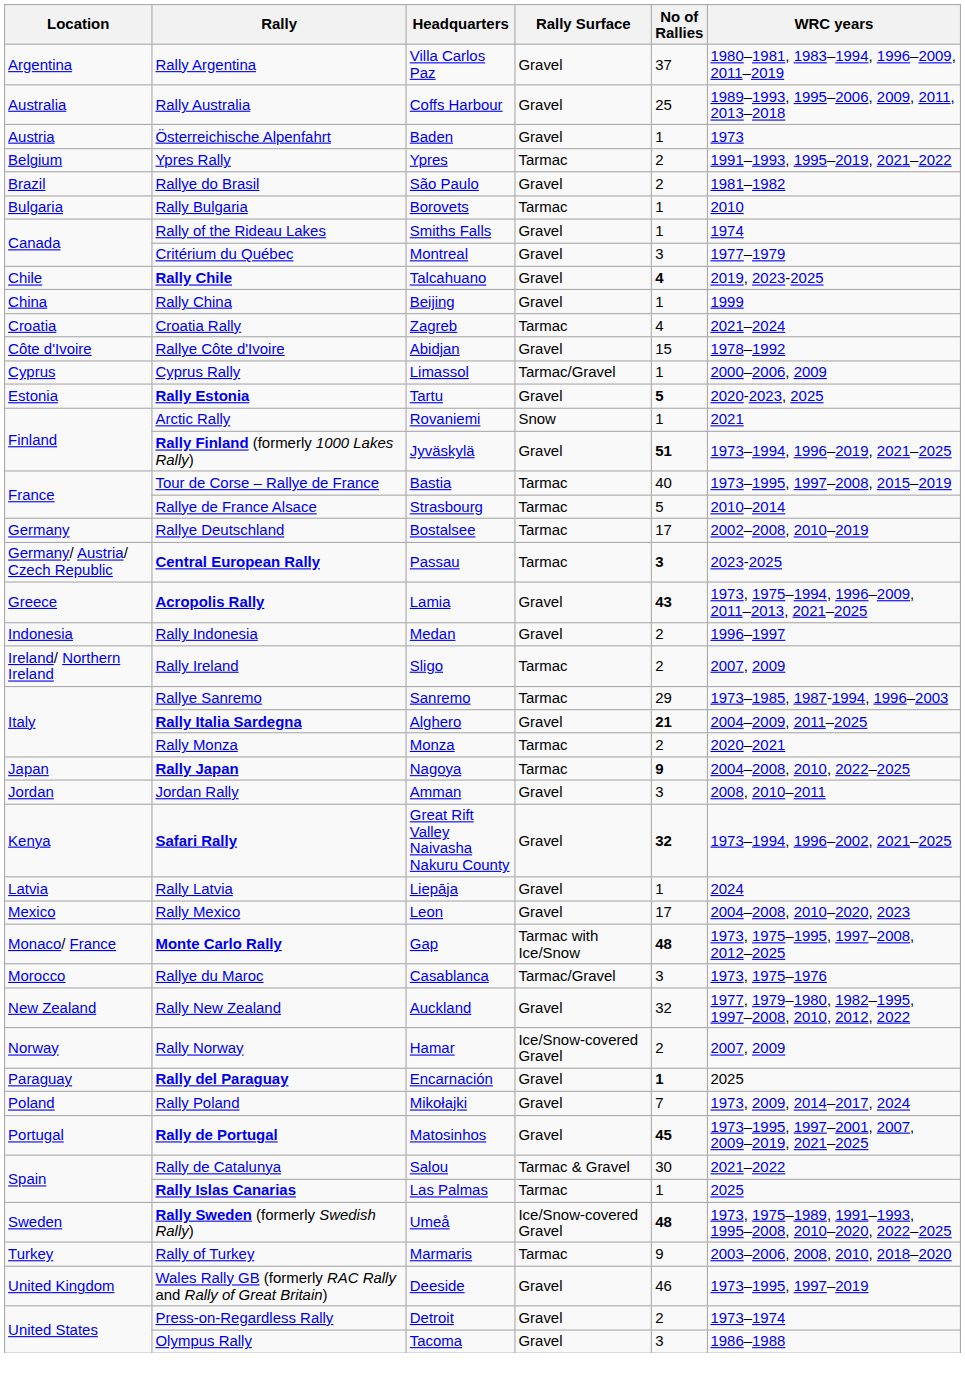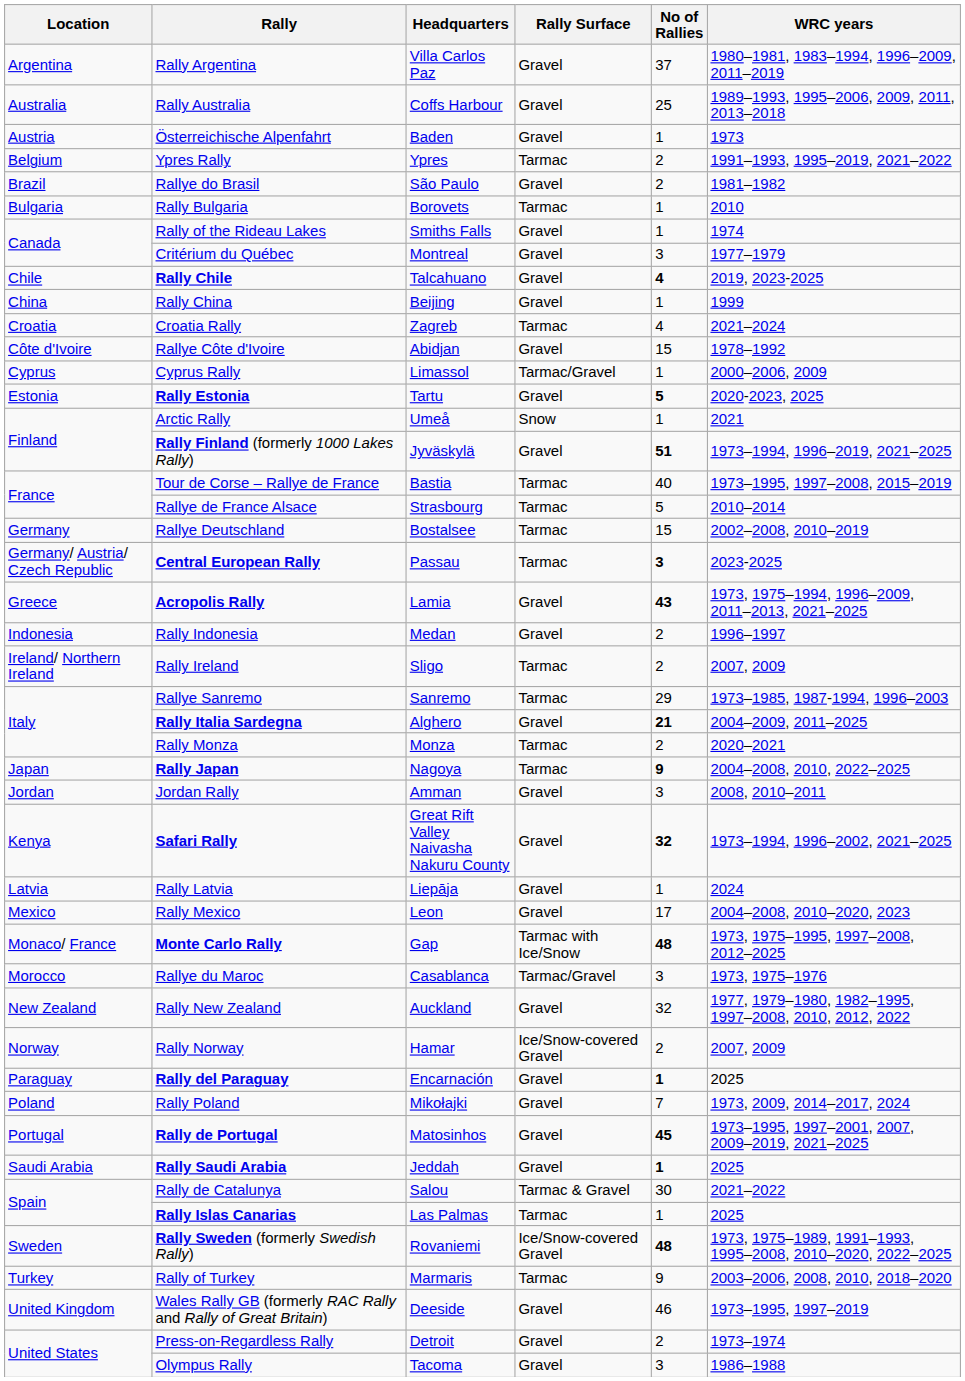(445, 419) Rovaniemi -> (430, 419) Umeå
(663, 530) 17 -> (663, 530) 15
+ row: (221, 1167)
(430, 1222) Umeå -> (445, 1246) Rovaniemi
